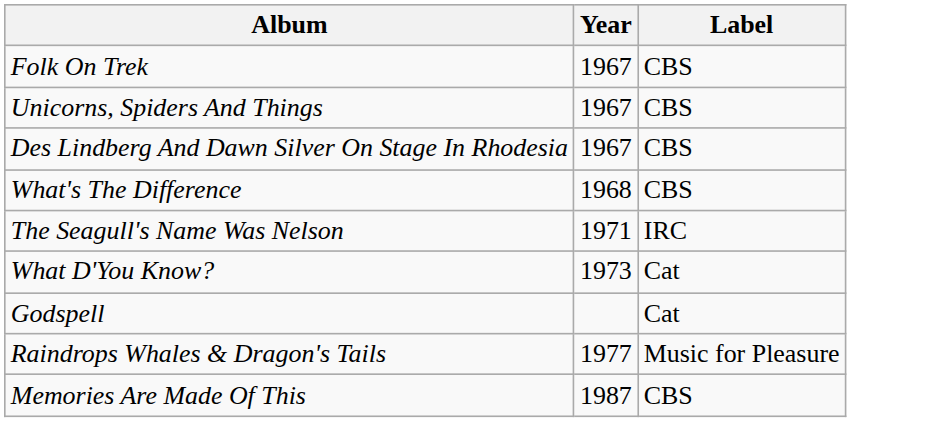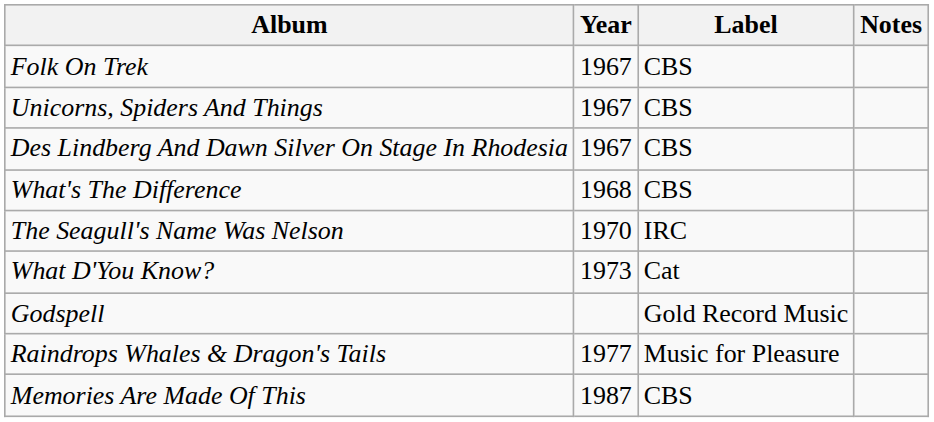+ column: (891, 25)
(606, 230) 1971 -> (606, 230) 1970
(662, 312) Cat -> (746, 312) Gold Record Music
